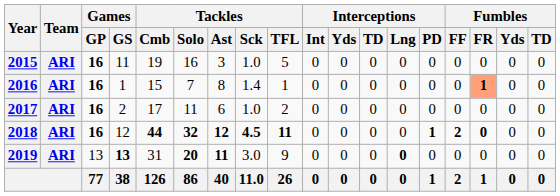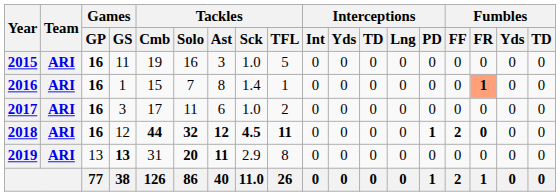(123, 109) 2 -> (123, 109) 3
(251, 156) 3.0 -> (251, 156) 2.9
(285, 156) 9 -> (285, 156) 8
(403, 156) bold -> (403, 156) normal
